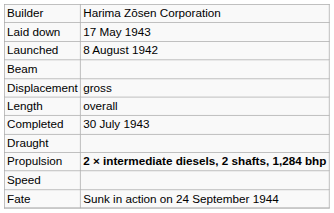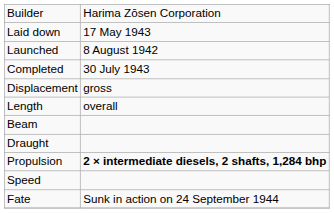rows swapped: (35, 124) <-> (22, 69)
